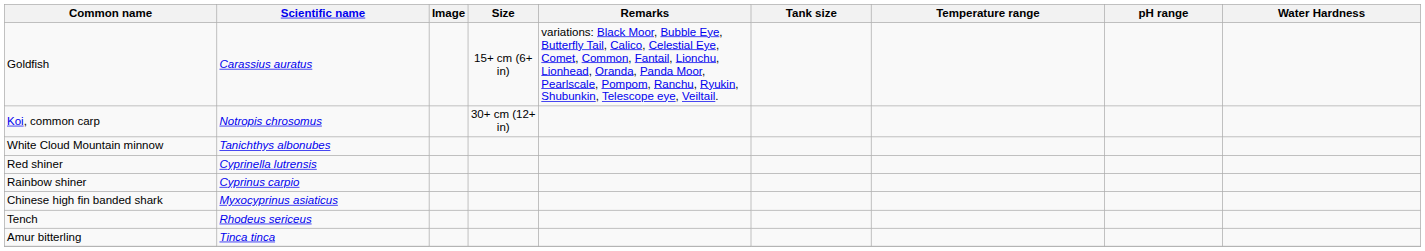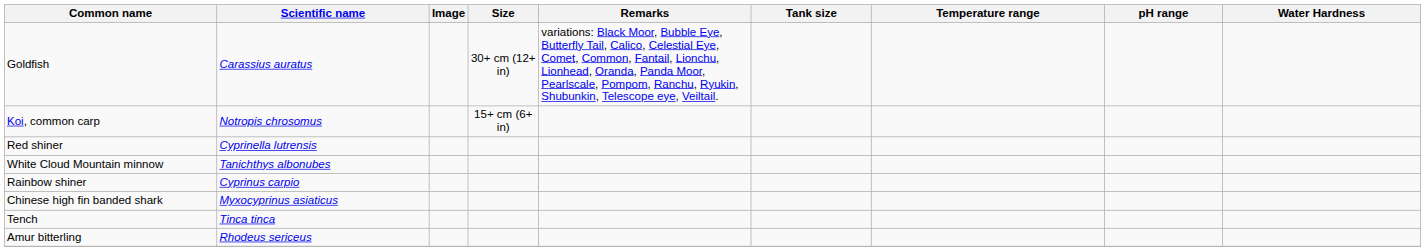(503, 64) 15+ cm (6+ in) -> (503, 64) 30+ cm (12+ in)
(503, 121) 30+ cm (12+ in) -> (503, 121) 15+ cm (6+ in)
rows swapped: (85, 146) <-> (35, 164)
(266, 219) Rhodeus sericeus -> (247, 219) Tinca tinca
(247, 237) Tinca tinca -> (266, 237) Rhodeus sericeus
